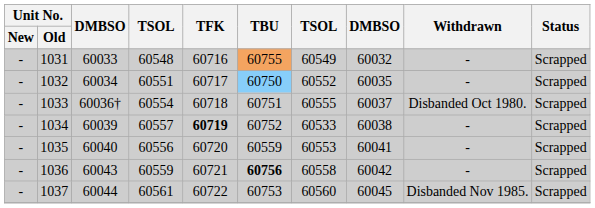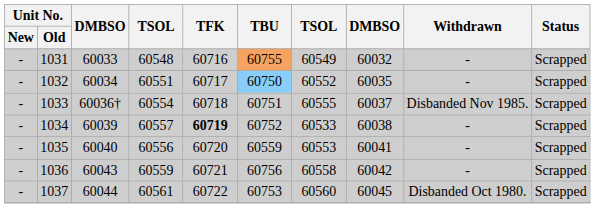(467, 103) Disbanded Oct 1980. -> (467, 103) Disbanded Nov 1985.
(265, 170) bold -> (265, 170) normal
(467, 192) Disbanded Nov 1985. -> (467, 192) Disbanded Oct 1980.
